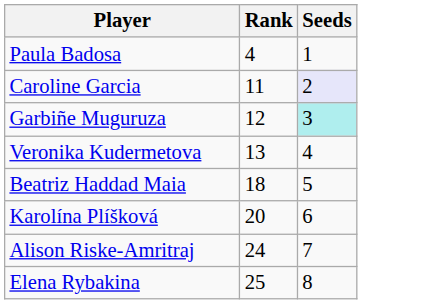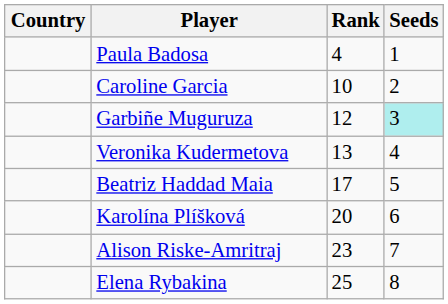+ column: (48, 20)
(255, 86) 11 -> (342, 86) 10
(308, 86) lavender background -> (394, 86) no background
(255, 184) 18 -> (342, 184) 17
(255, 250) 24 -> (342, 250) 23
